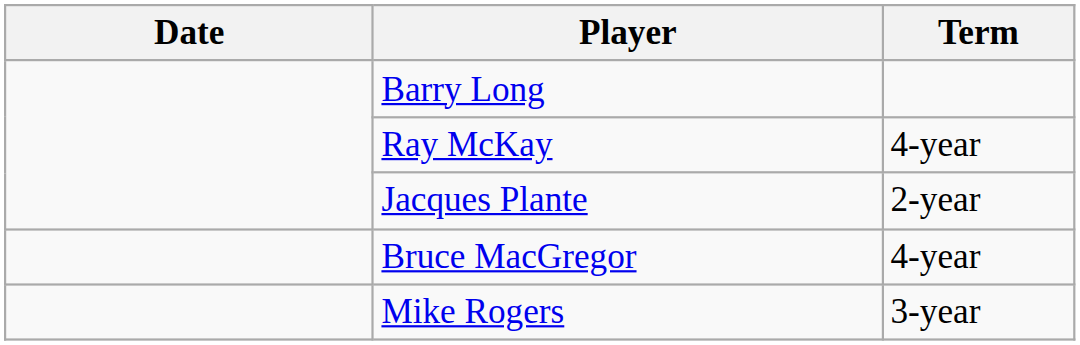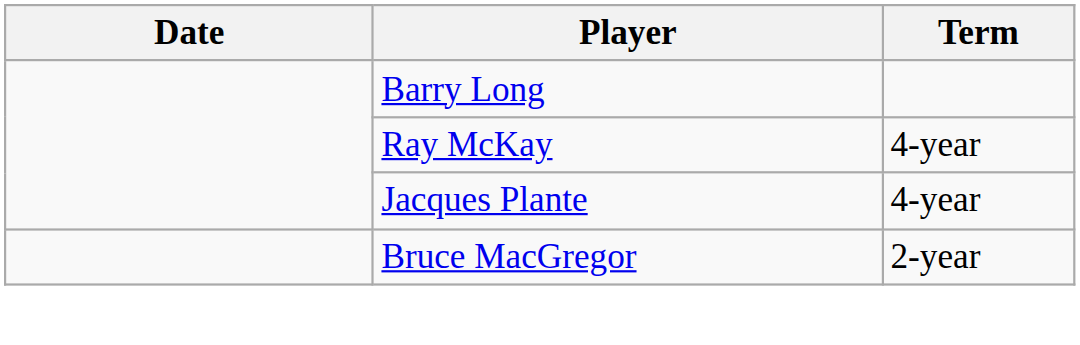(935, 199) 2-year -> (935, 199) 4-year
(935, 255) 4-year -> (935, 255) 2-year
- row: (473, 311)
